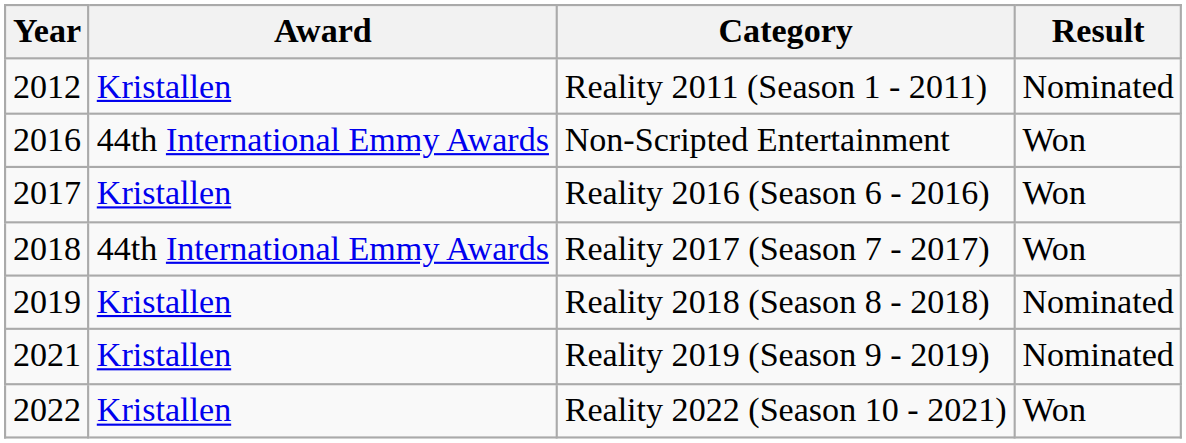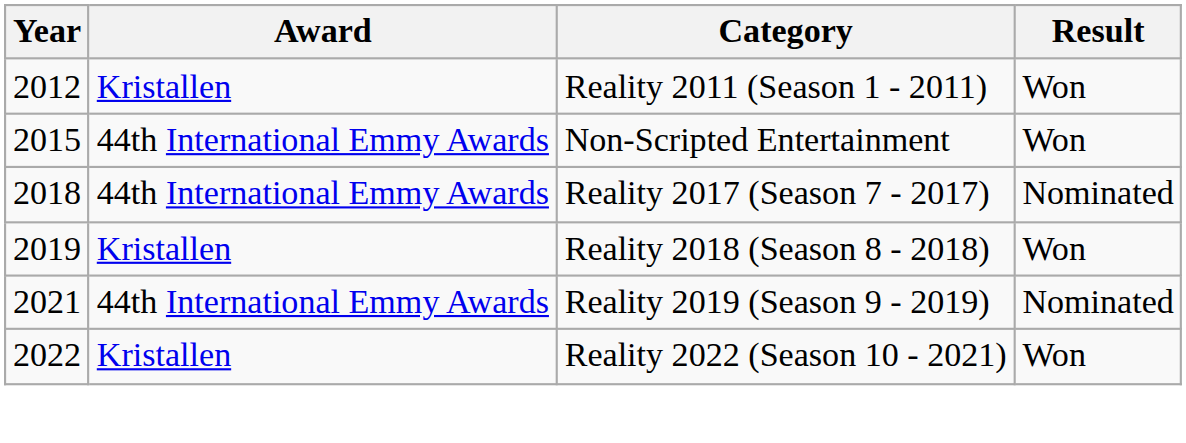(1098, 85) Nominated -> (1054, 85) Won
(47, 139) 2016 -> (47, 139) 2015
- row: (777, 193)
(1054, 247) Won -> (1098, 193) Nominated
(1098, 301) Nominated -> (1054, 247) Won
(164, 355) Kristallen -> (323, 301) 44th International Emmy Awards
